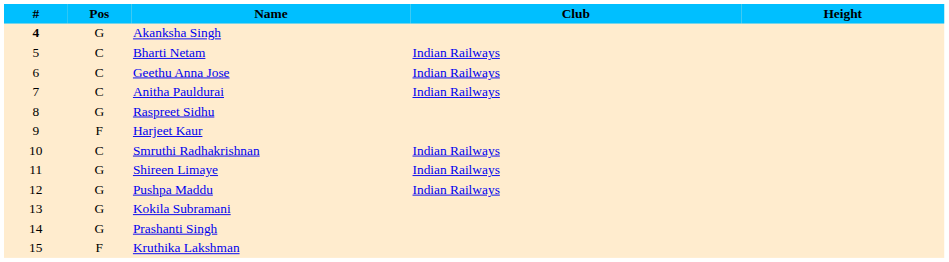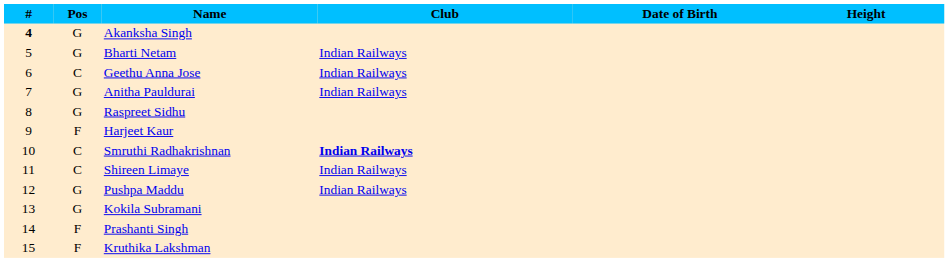+ column: (680, 13)
(99, 52) C -> (77, 52) G
(99, 91) C -> (77, 91) G
(456, 150) normal -> (366, 150) bold
(99, 170) G -> (77, 170) C
(99, 228) G -> (77, 228) F
